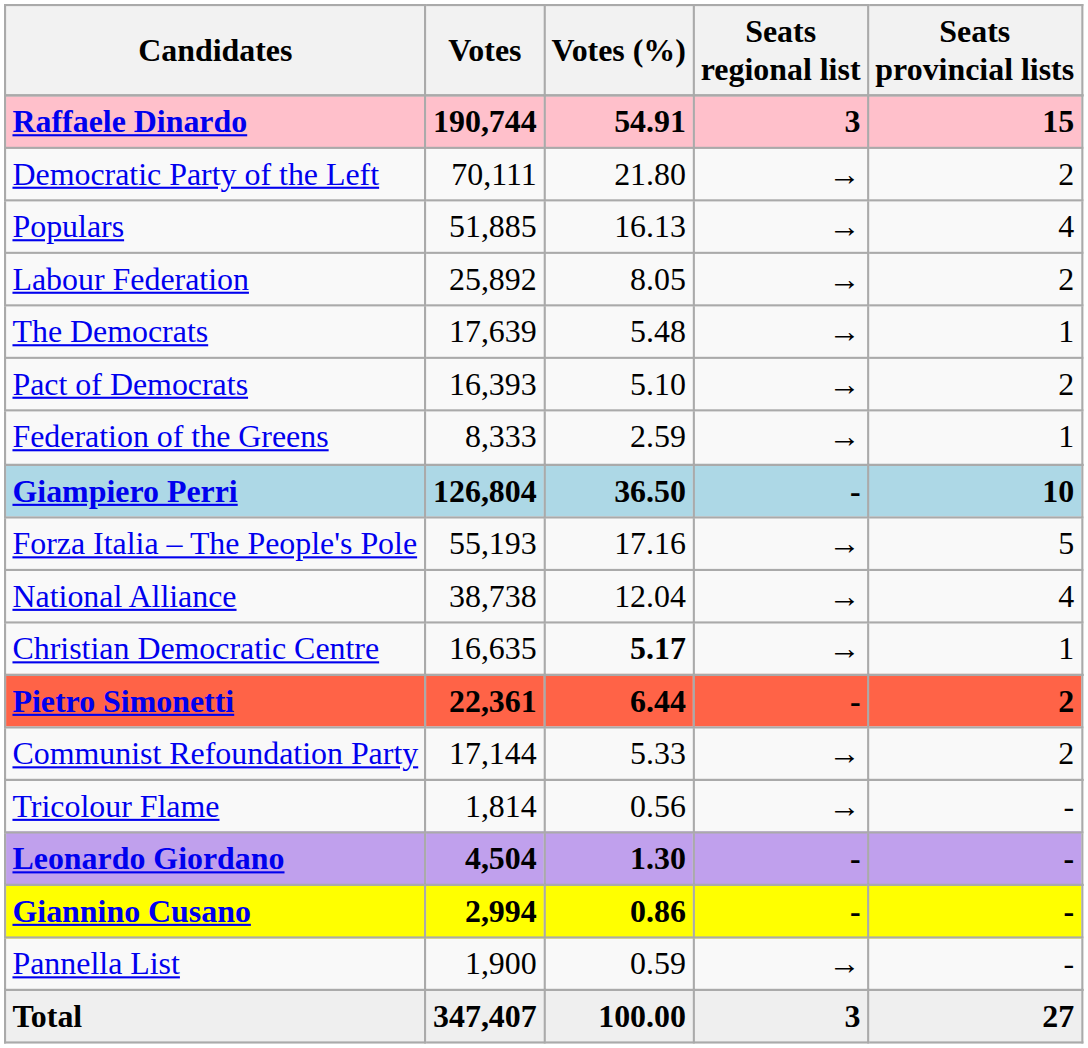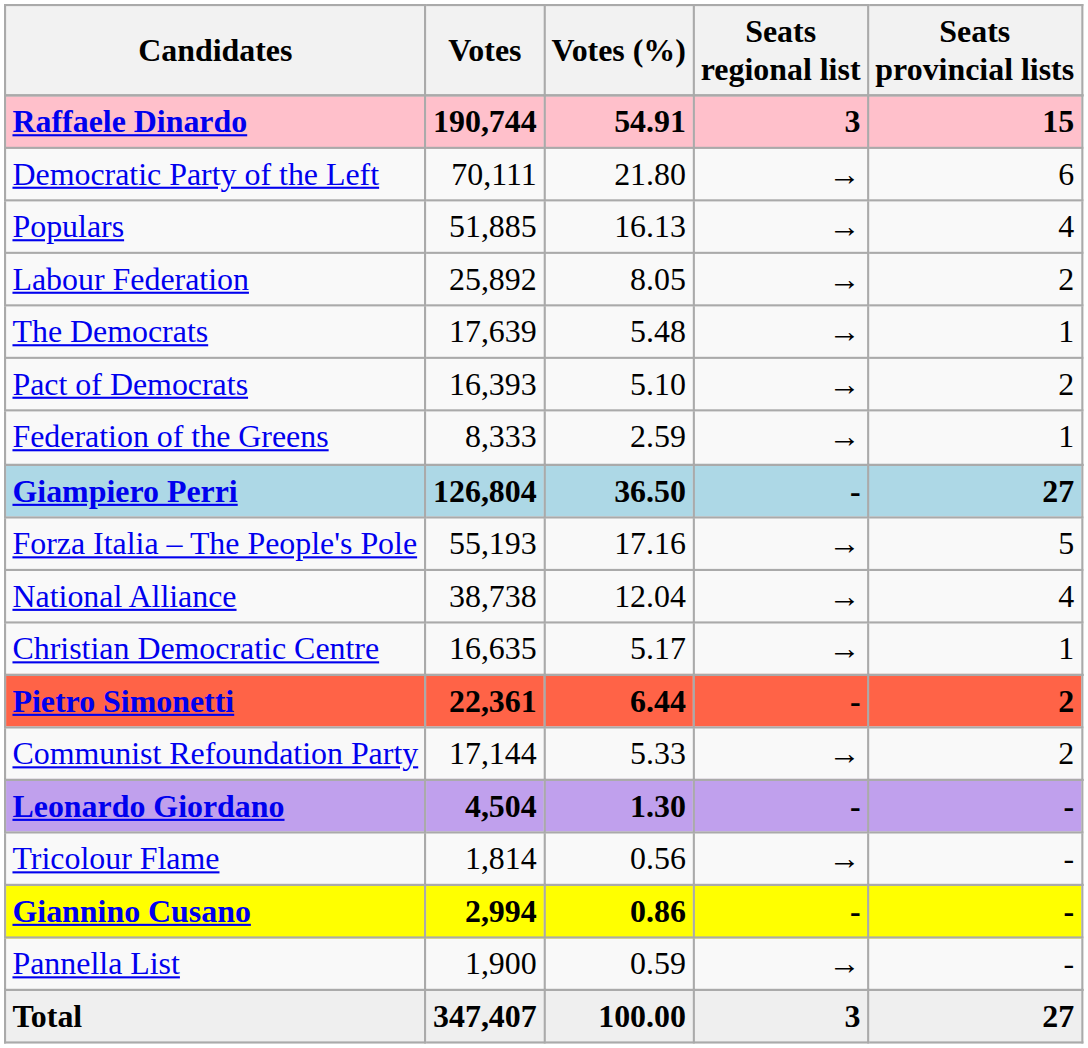(1066, 174) 2 -> (1066, 174) 6
(1058, 489) 10 -> (1058, 489) 27
(658, 647) bold -> (658, 647) normal
rows swapped: (148, 858) <-> (116, 805)
